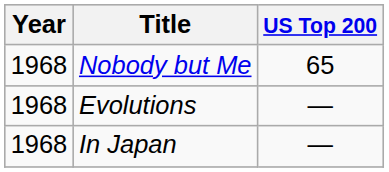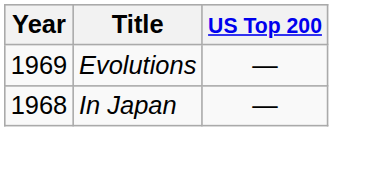- row: (165, 65)
(39, 105) 1968 -> (39, 65) 1969
